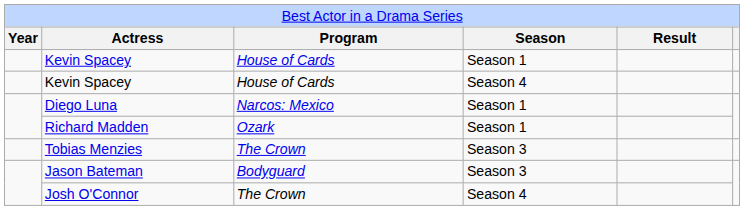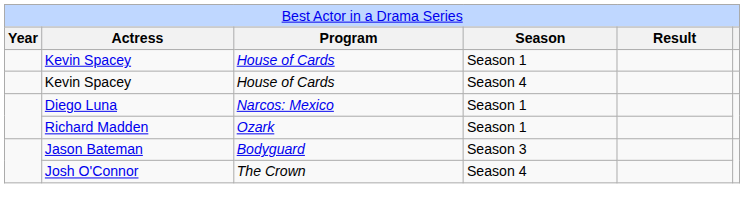- row: (93, 150)
